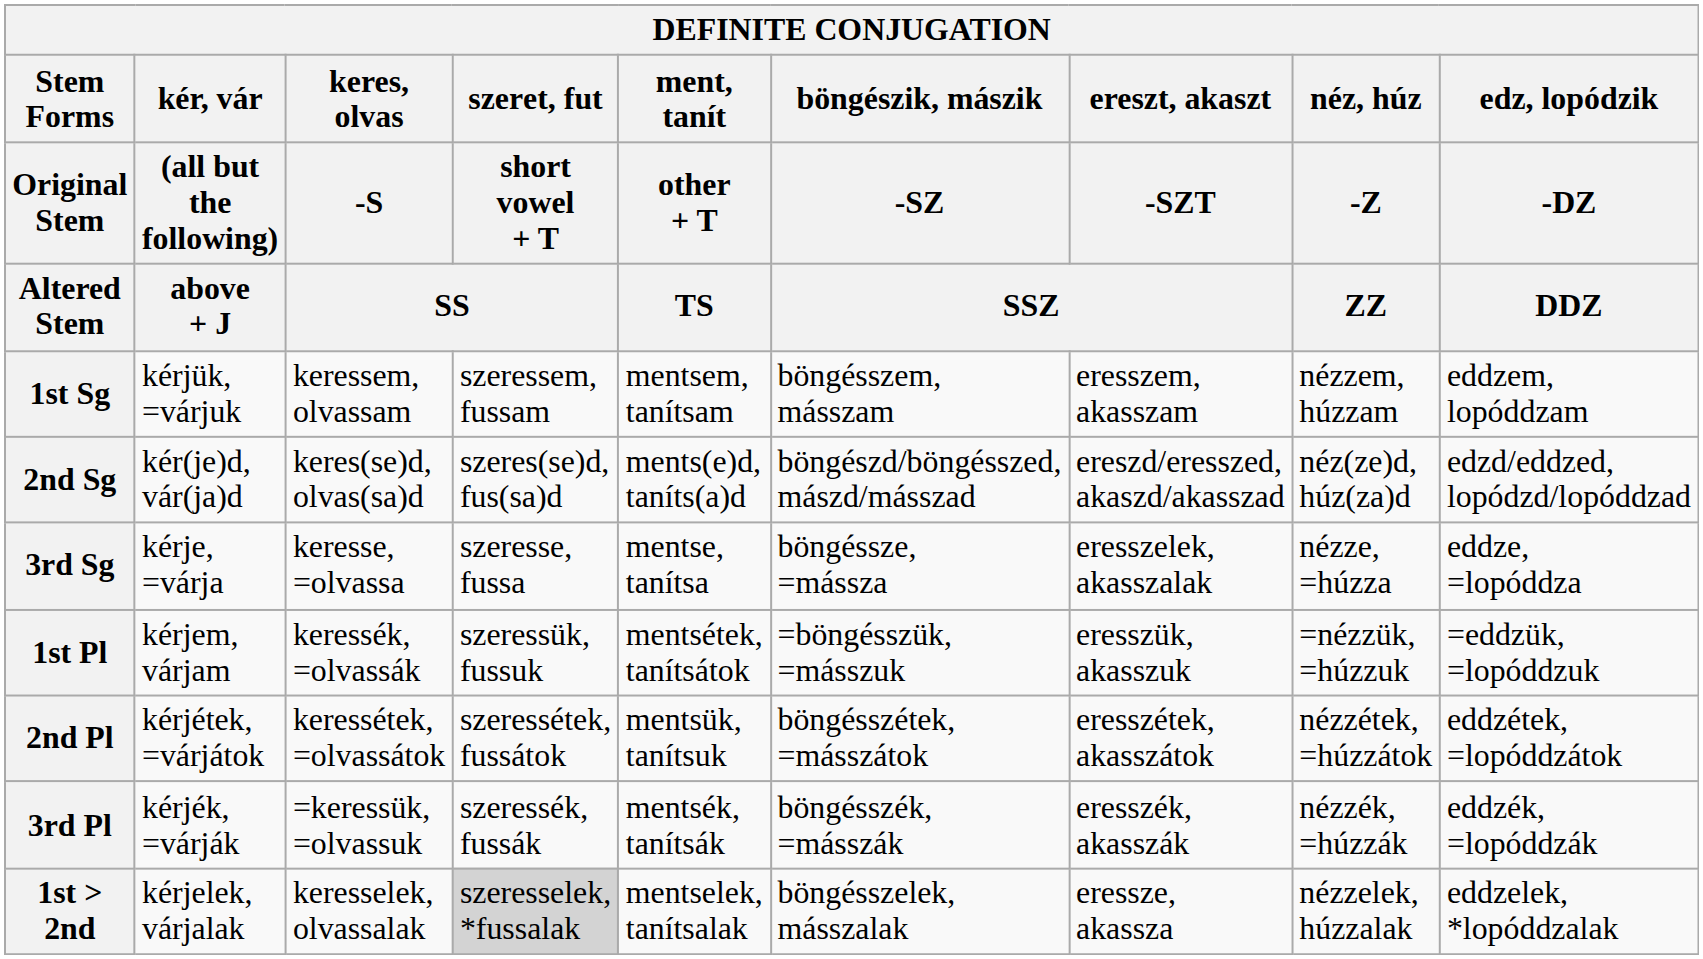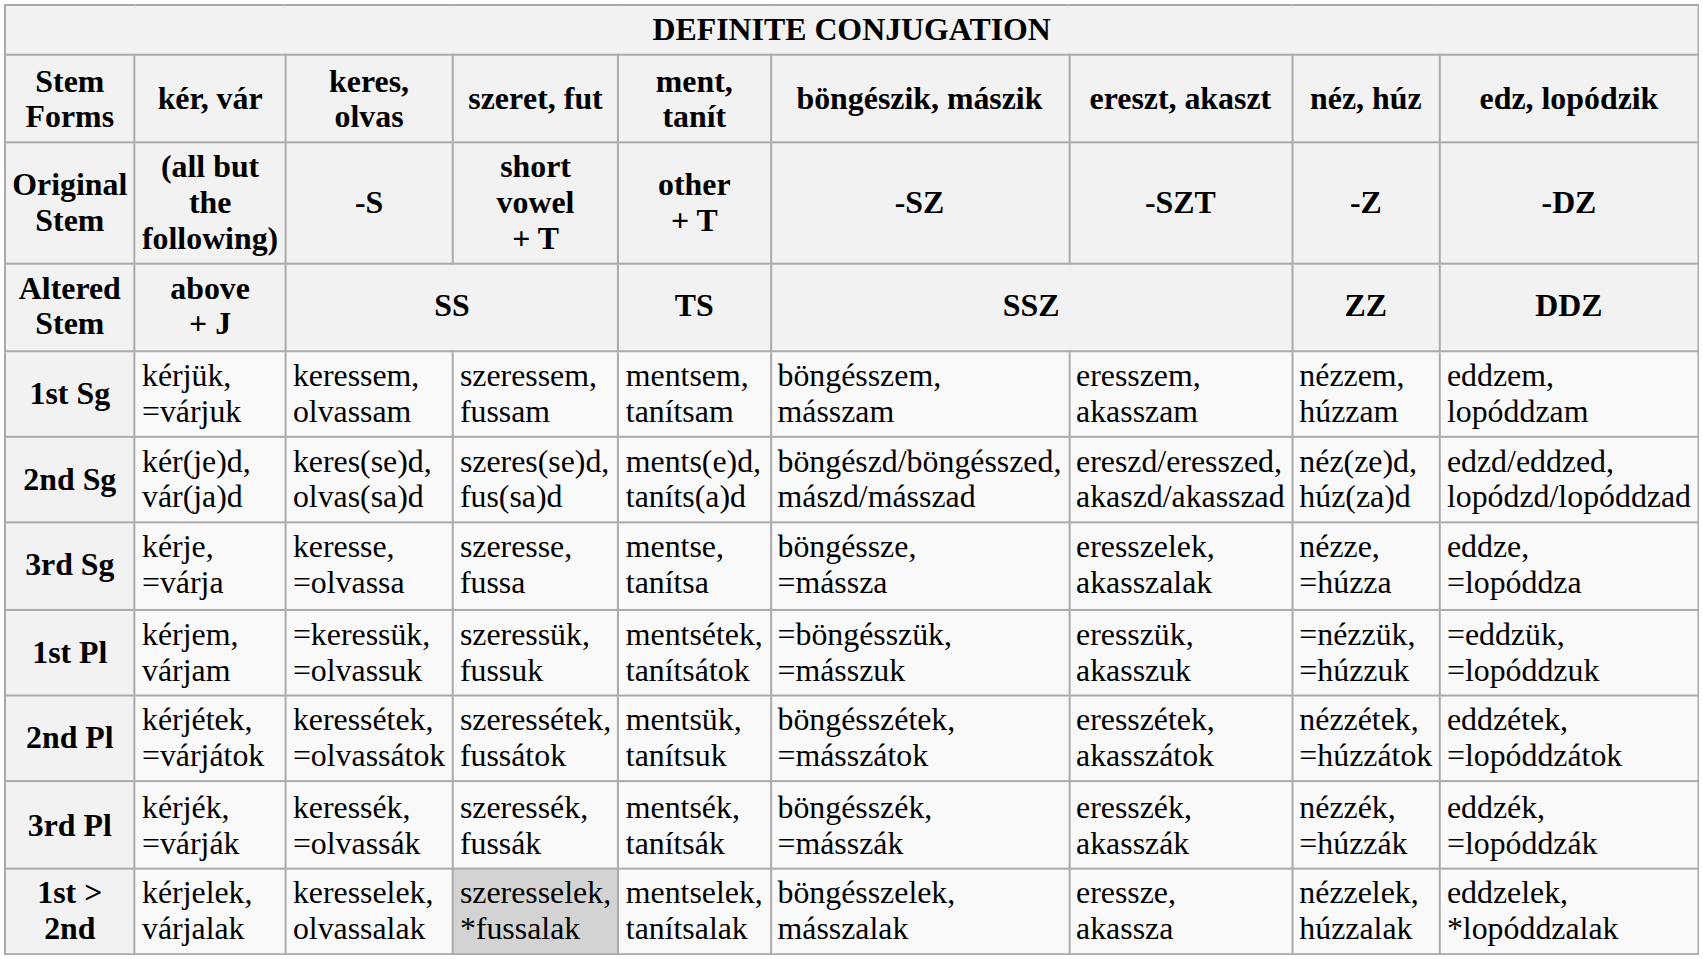(357, 651) keressék, =olvassák -> (362, 651) =keressük, =olvassuk
(362, 824) =keressük, =olvassuk -> (357, 824) keressék, =olvassák
